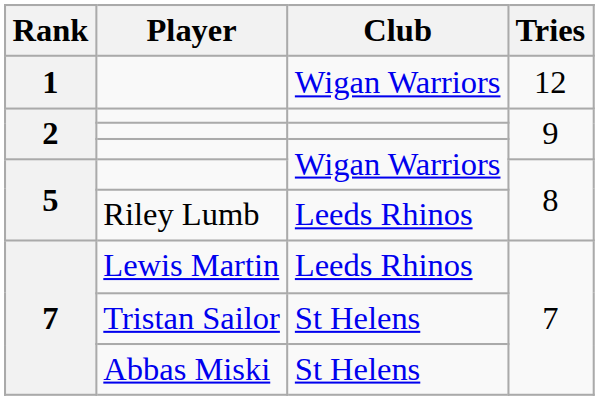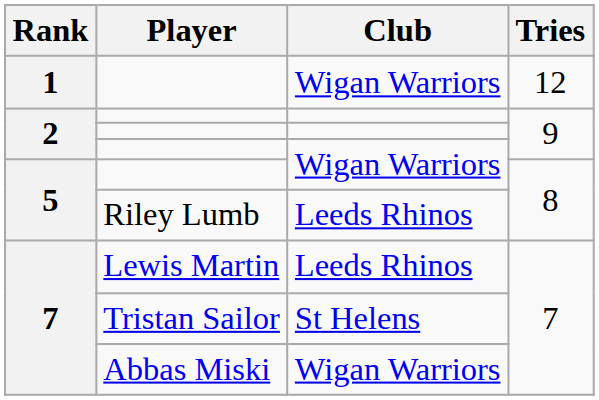(358, 369) St Helens -> (398, 369) Wigan Warriors
